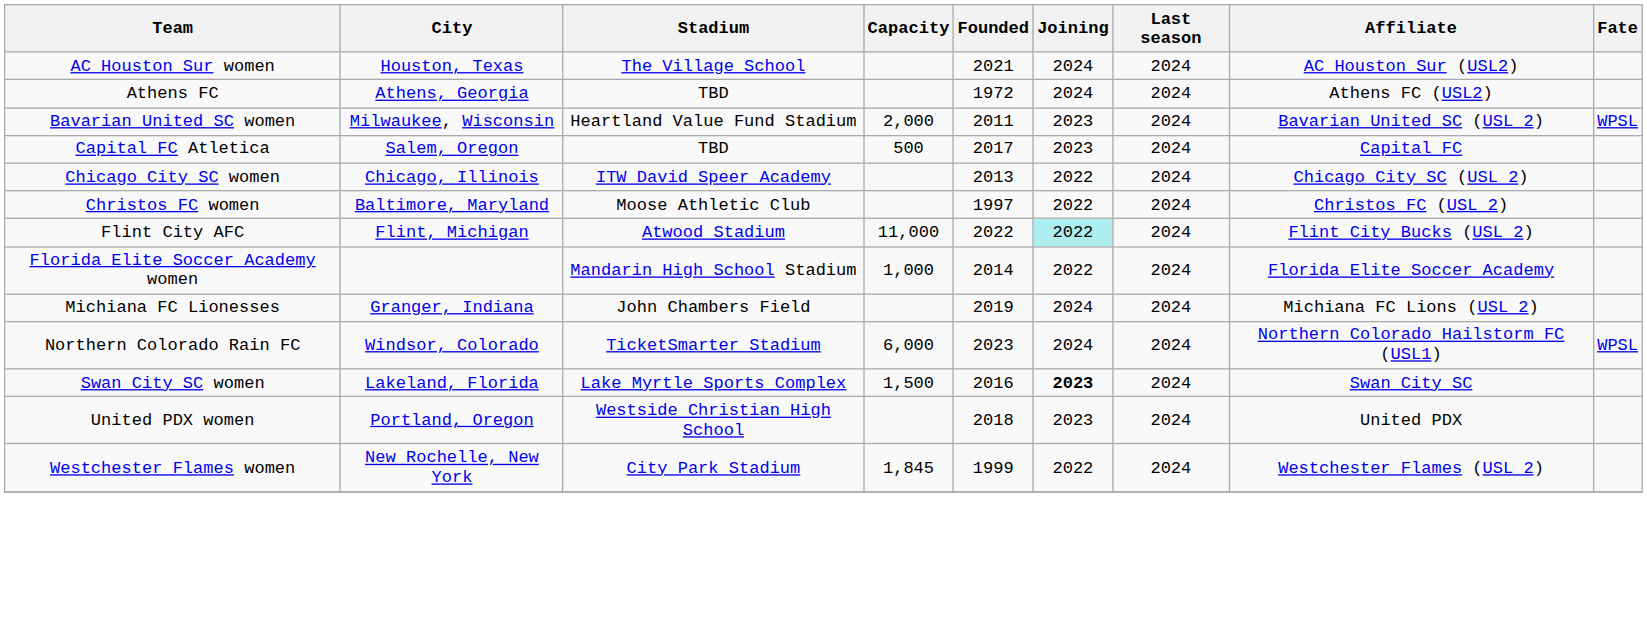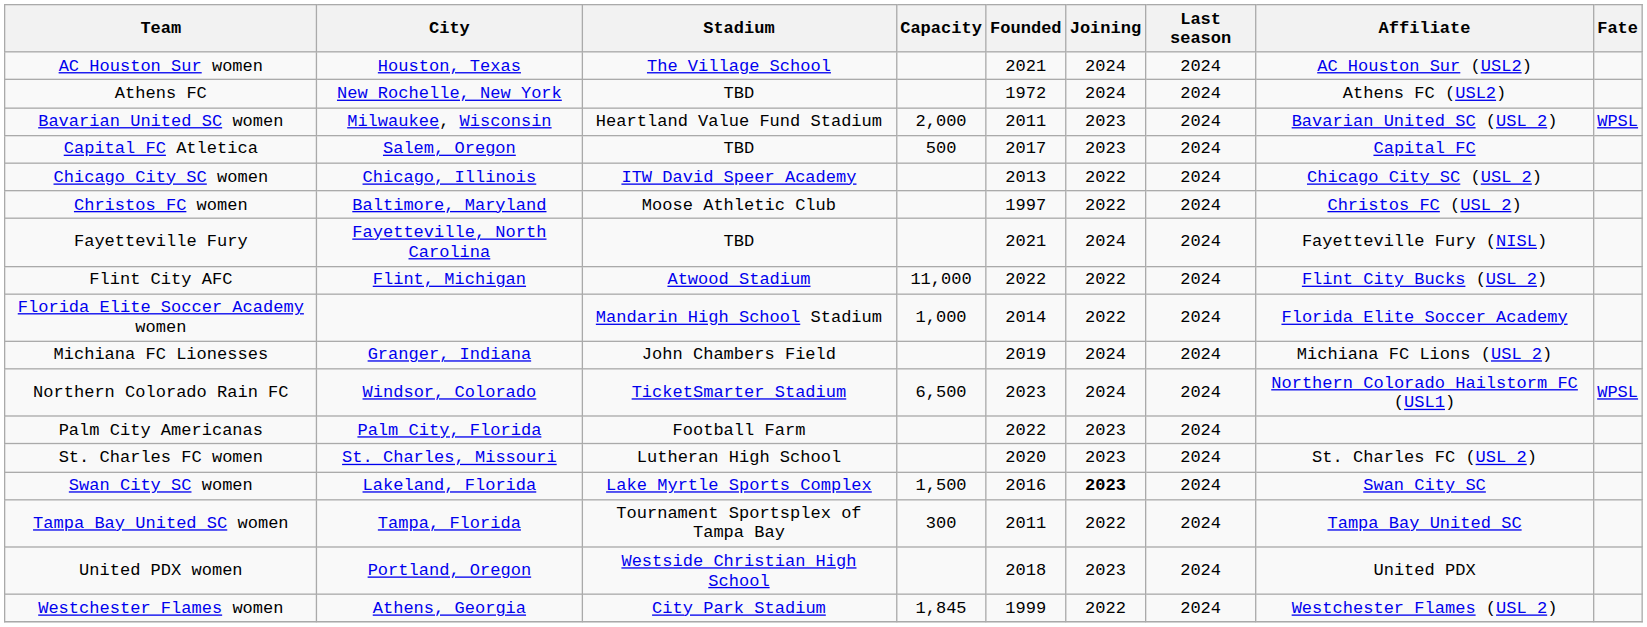(452, 94) Athens, Georgia -> (449, 94) New Rochelle, New York
+ row: (161, 242)
(1073, 232) paleturquoise background -> (1105, 280) no background
(909, 345) 6,000 -> (941, 393) 6,500
+ row: (161, 430)
+ row: (161, 458)
+ row: (161, 523)
(452, 468) New Rochelle, New York -> (449, 608) Athens, Georgia
